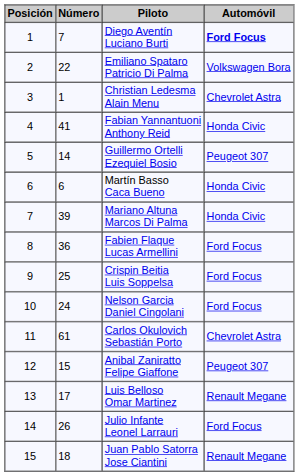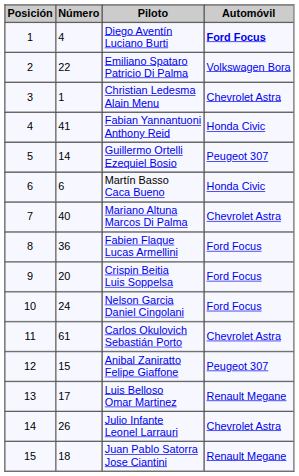(61, 37) 7 -> (61, 37) 4
(64, 216) 39 -> (64, 216) 40
(236, 216) Honda Civic -> (244, 216) Chevrolet Astra
(64, 276) 25 -> (64, 276) 20
(234, 426) Ford Focus -> (244, 426) Chevrolet Astra
